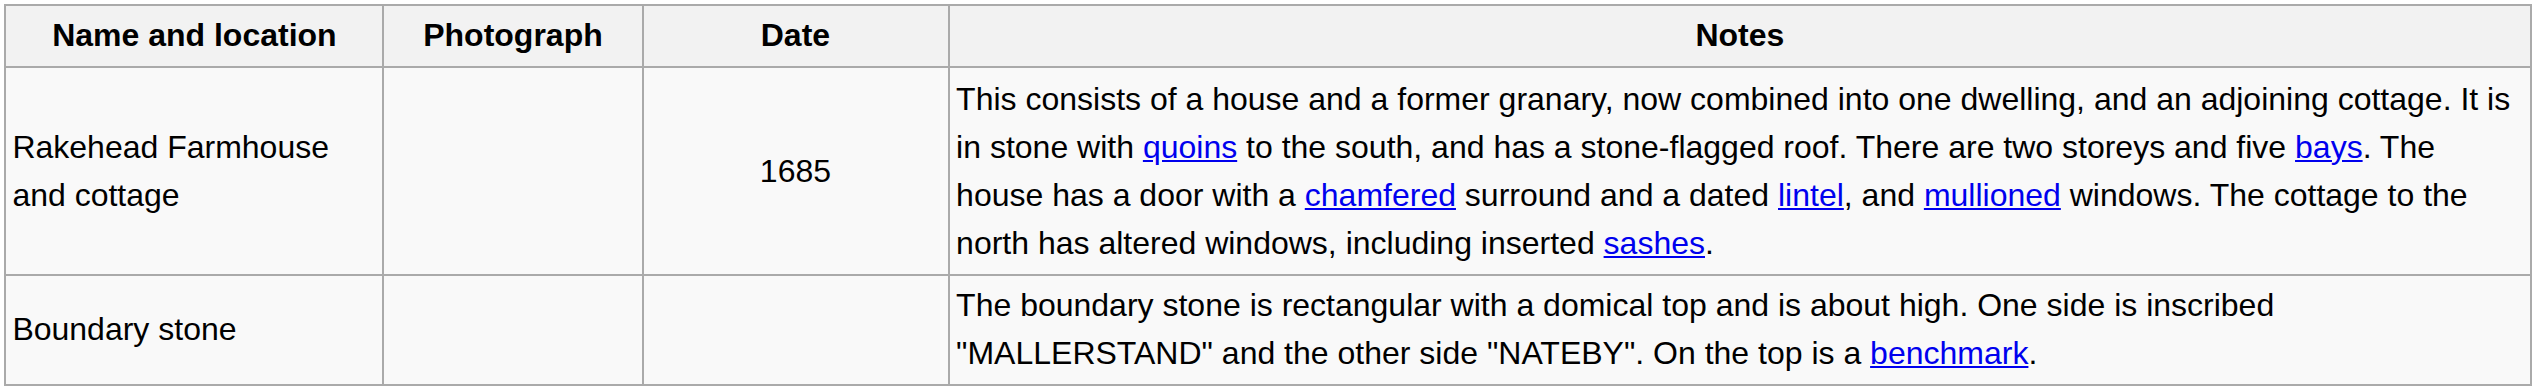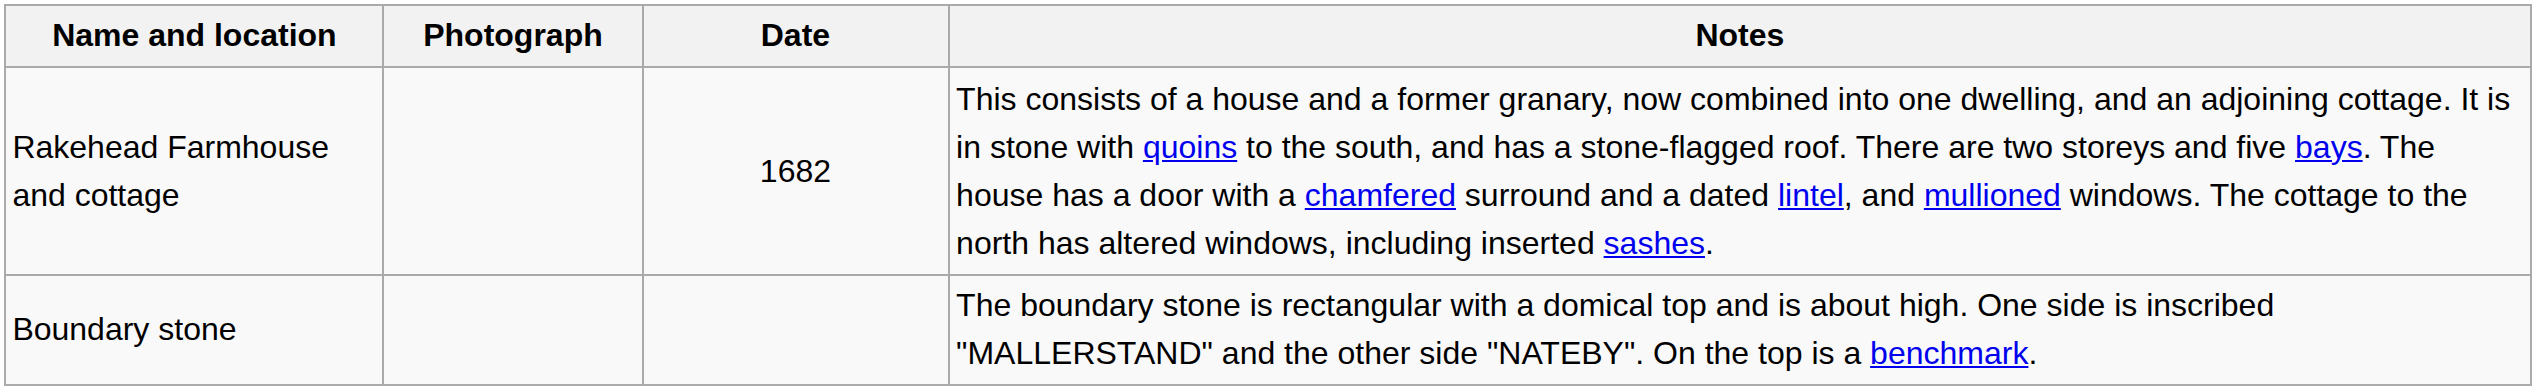(795, 170) 1685 -> (795, 170) 1682
